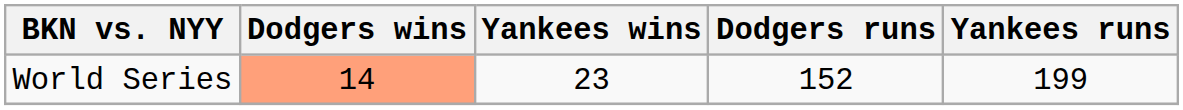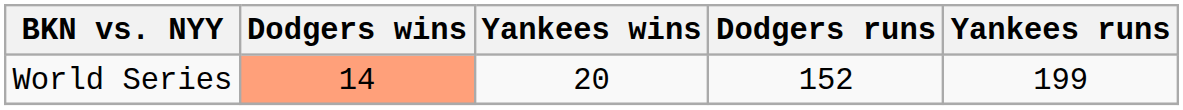(592, 80) 23 -> (592, 80) 20
